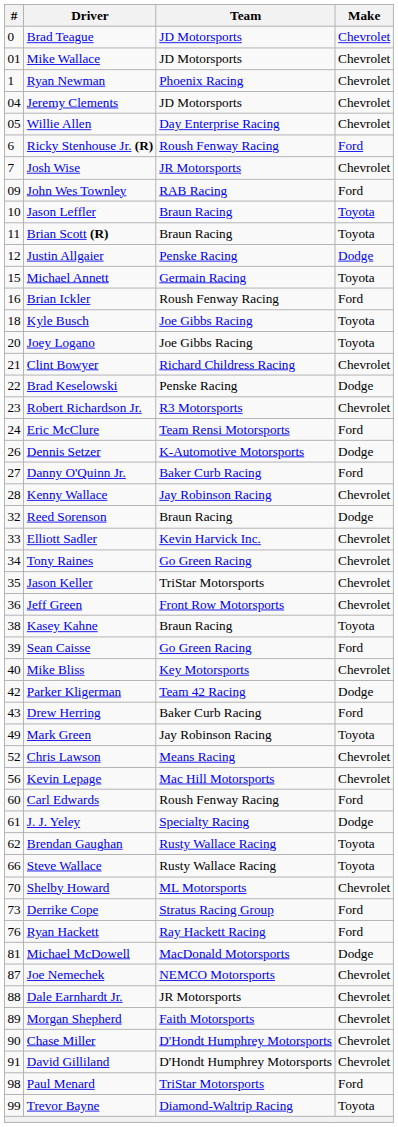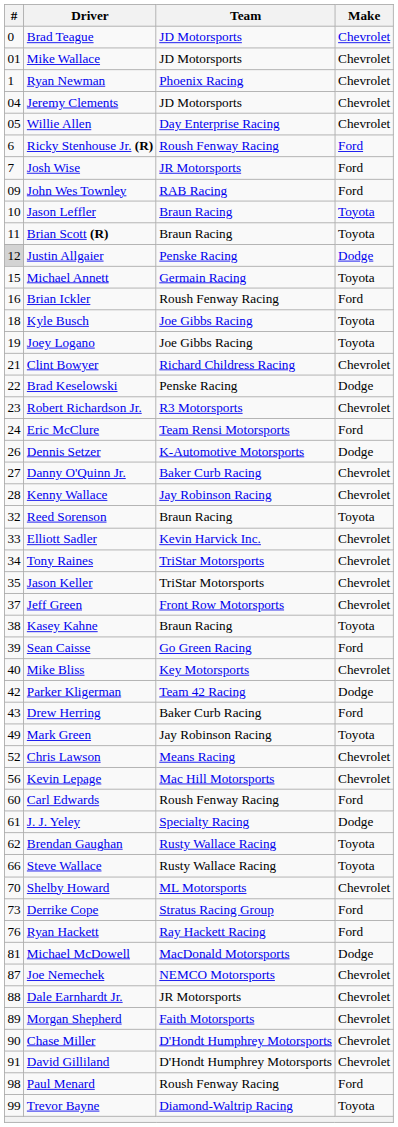(364, 168) Chevrolet -> (351, 168) Ford
(14, 255) no background -> (14, 255) lightgrey background
(14, 342) 20 -> (14, 342) 19
(351, 473) Ford -> (364, 473) Chevrolet
(356, 517) Dodge -> (356, 517) Toyota
(206, 560) Go Green Racing -> (212, 560) TriStar Motorsports
(14, 604) 36 -> (14, 604) 37
(212, 1084) TriStar Motorsports -> (219, 1084) Roush Fenway Racing
